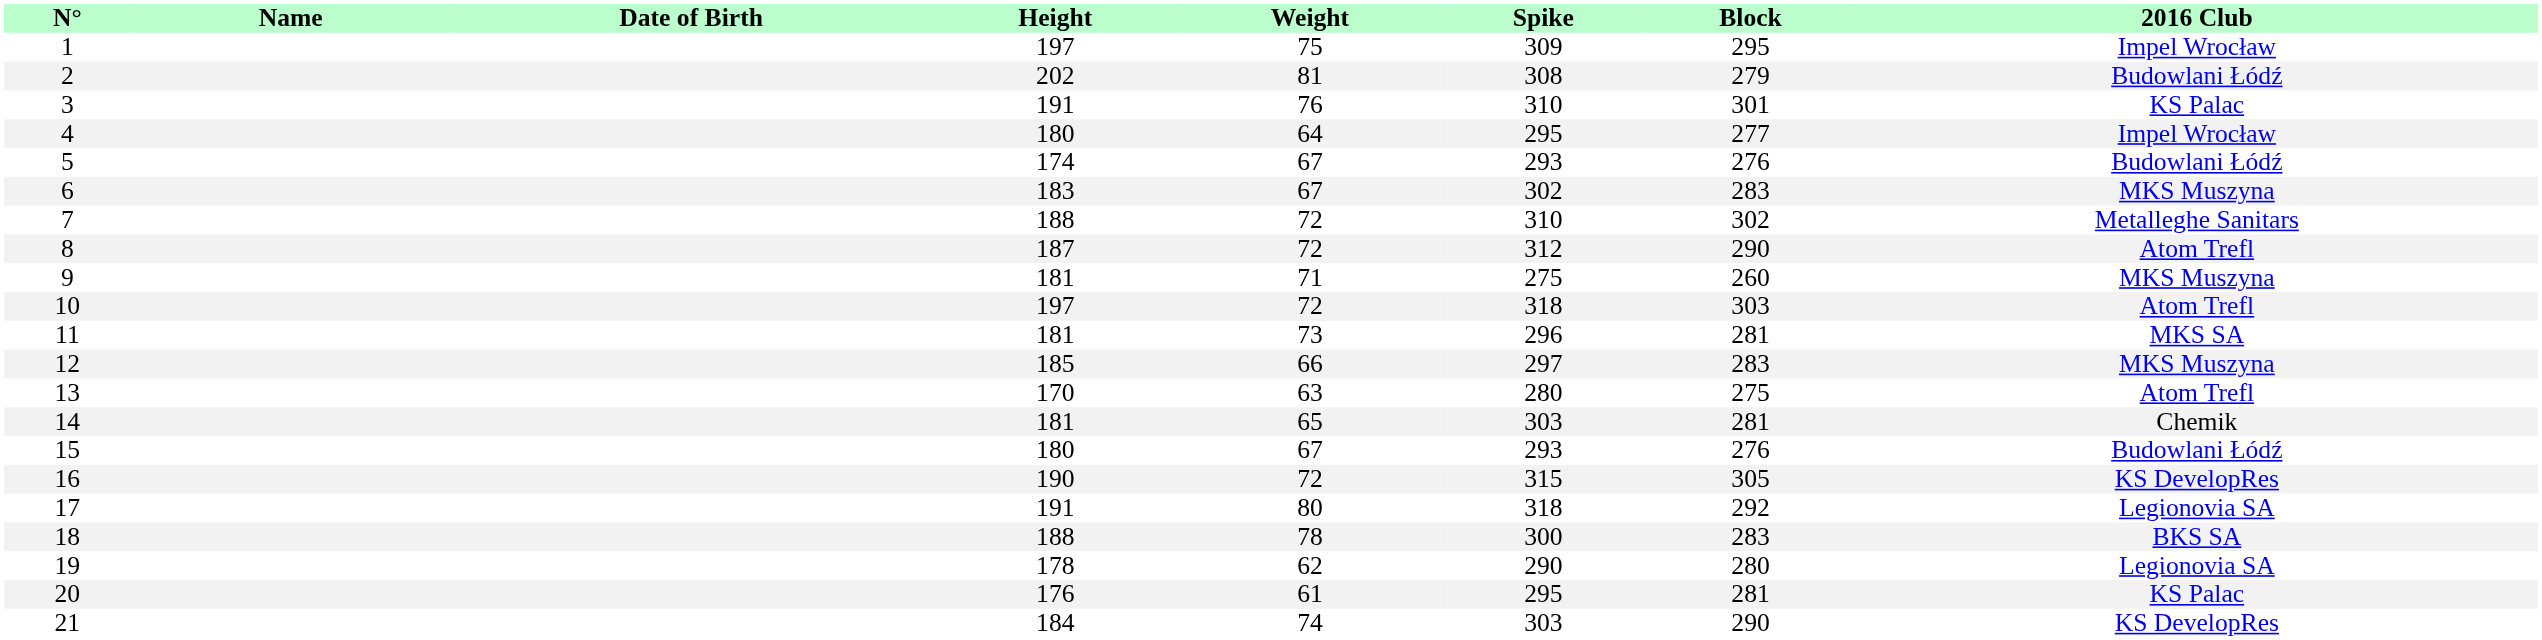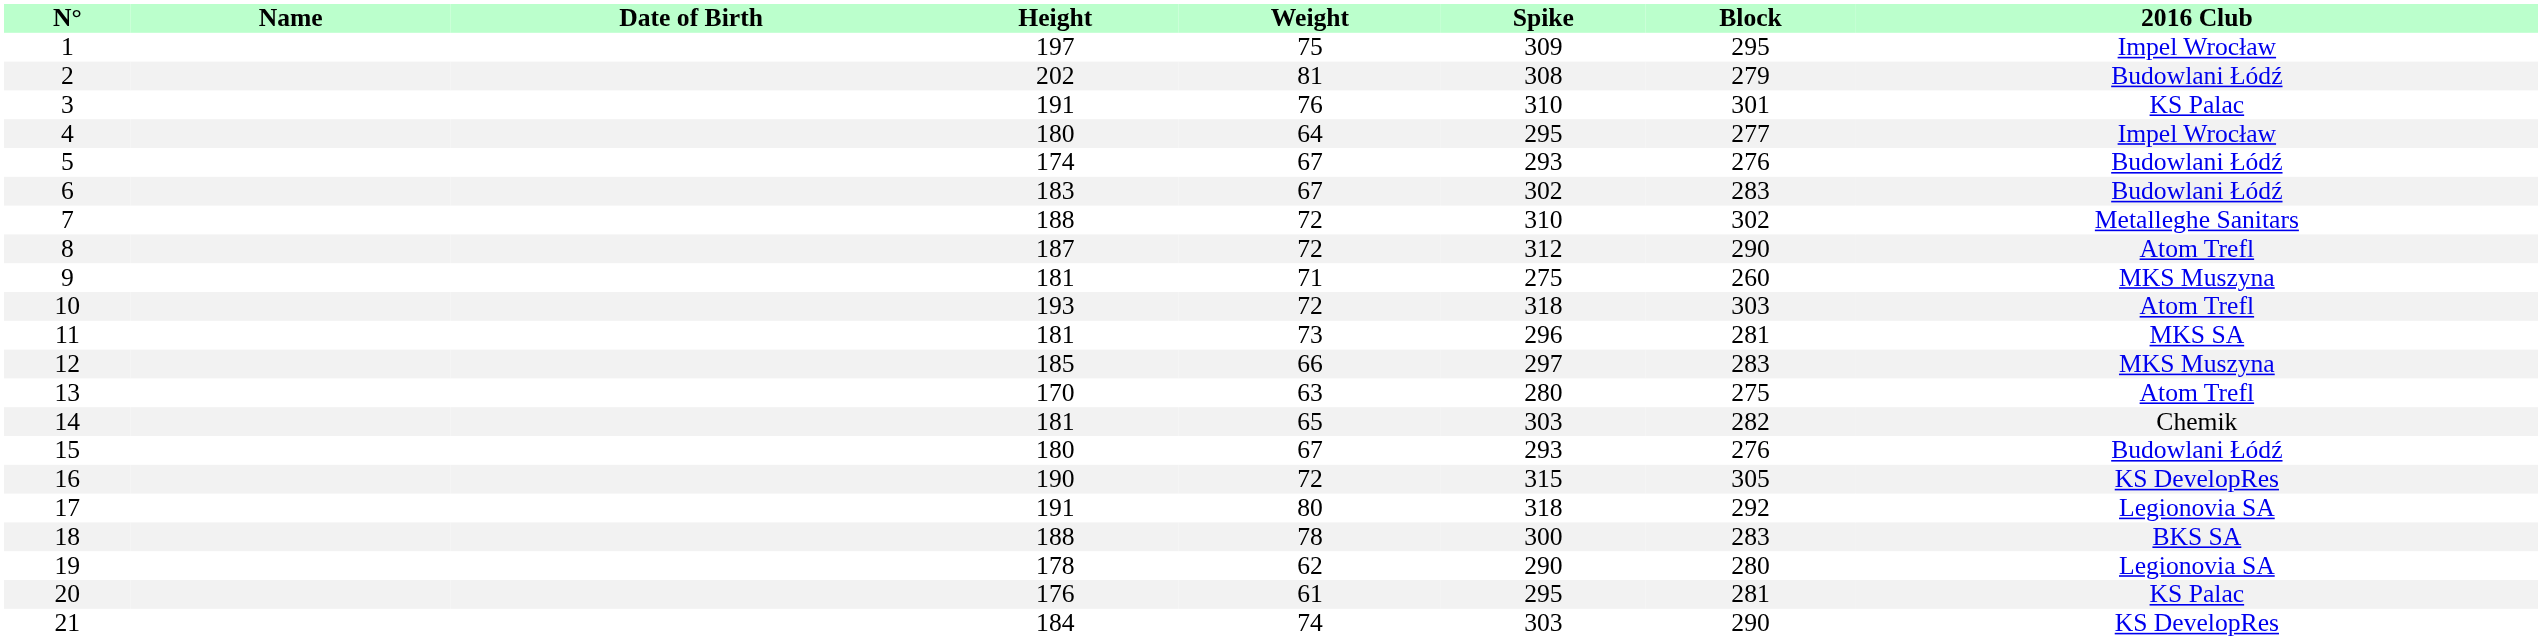(2197, 190) MKS Muszyna -> (2197, 190) Budowlani Łódź
(1055, 306) 197 -> (1055, 306) 193
(1751, 421) 281 -> (1751, 421) 282
